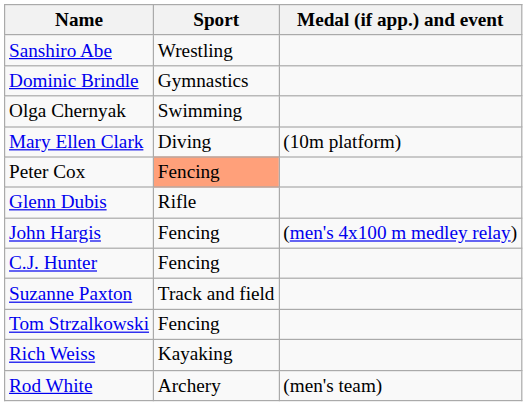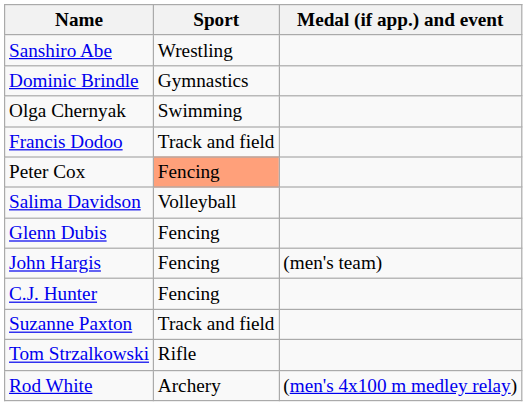+ row: (66, 141)
- row: (76, 141)
+ row: (75, 202)
(177, 202) Rifle -> (189, 232) Fencing
(400, 232) (men's 4x100 m medley relay) -> (333, 263) (men's team)
(189, 324) Fencing -> (177, 354) Rifle
- row: (52, 354)
(333, 385) (men's team) -> (400, 385) (men's 4x100 m medley relay)
